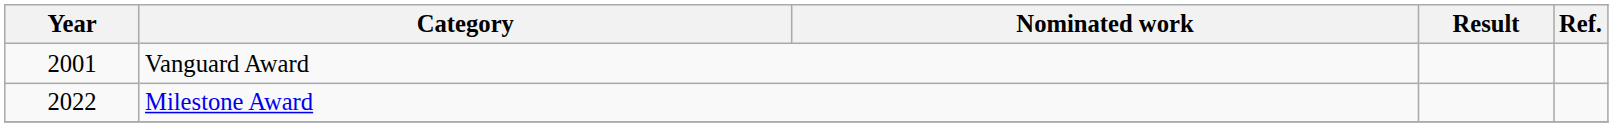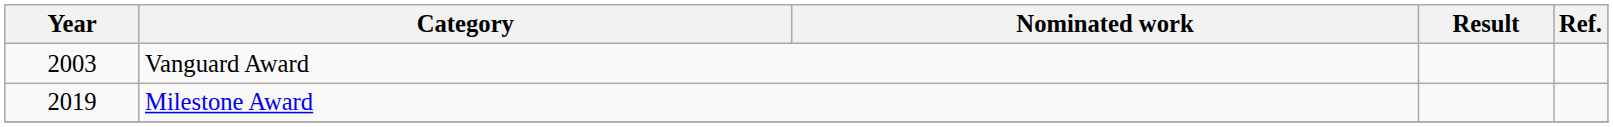(72, 63) 2001 -> (72, 63) 2003
(72, 102) 2022 -> (72, 102) 2019
